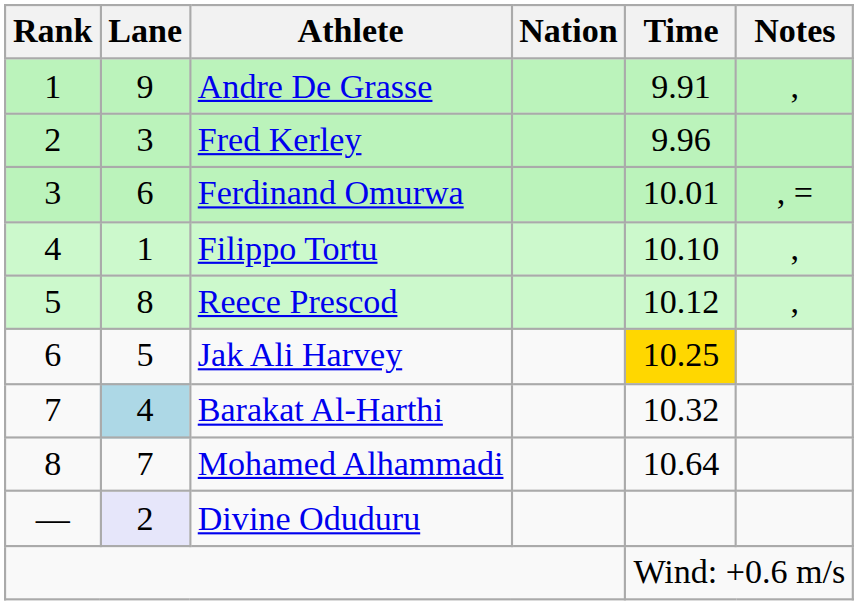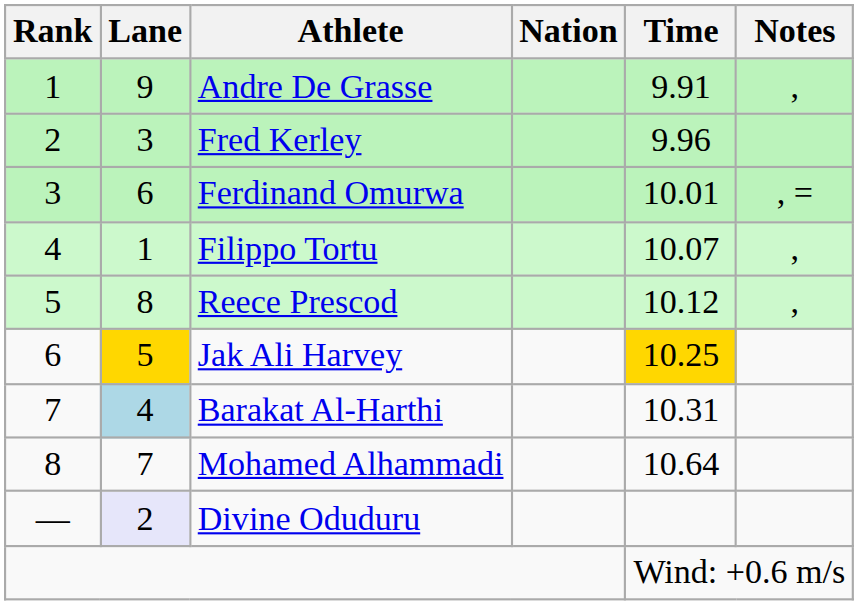(681, 247) 10.10 -> (681, 247) 10.07
(145, 355) no background -> (145, 355) gold background
(681, 409) 10.32 -> (681, 409) 10.31
